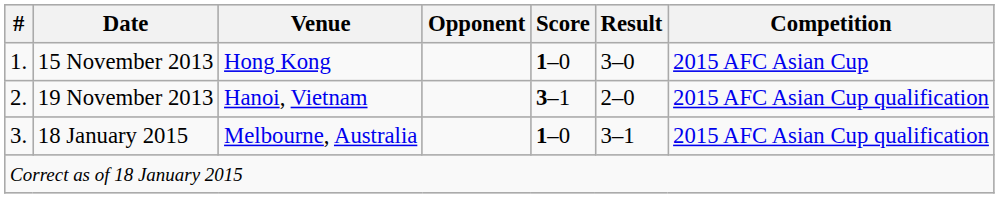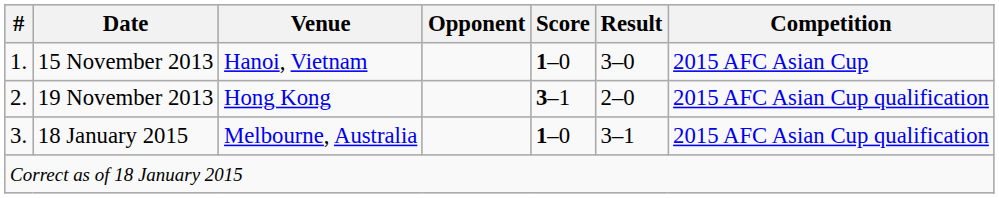(277, 61) Hong Kong -> (296, 61) Hanoi, Vietnam
(296, 98) Hanoi, Vietnam -> (277, 98) Hong Kong
